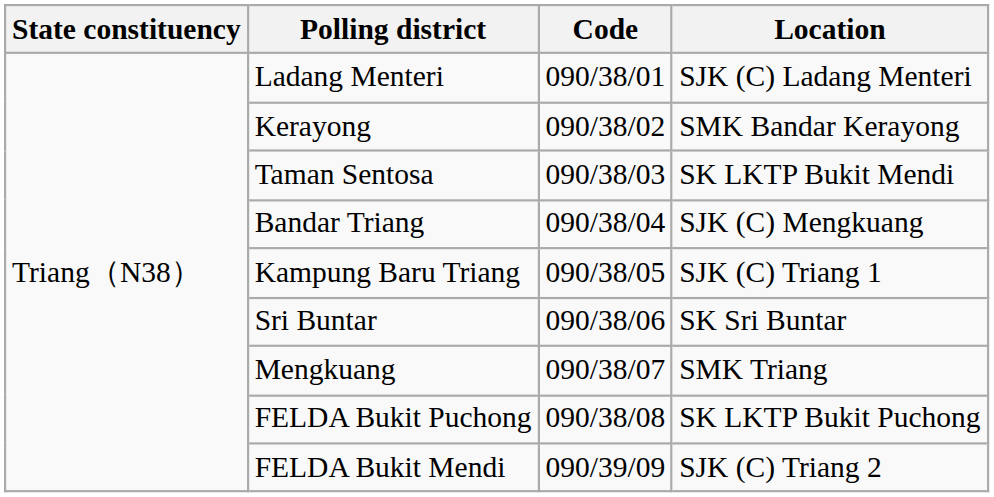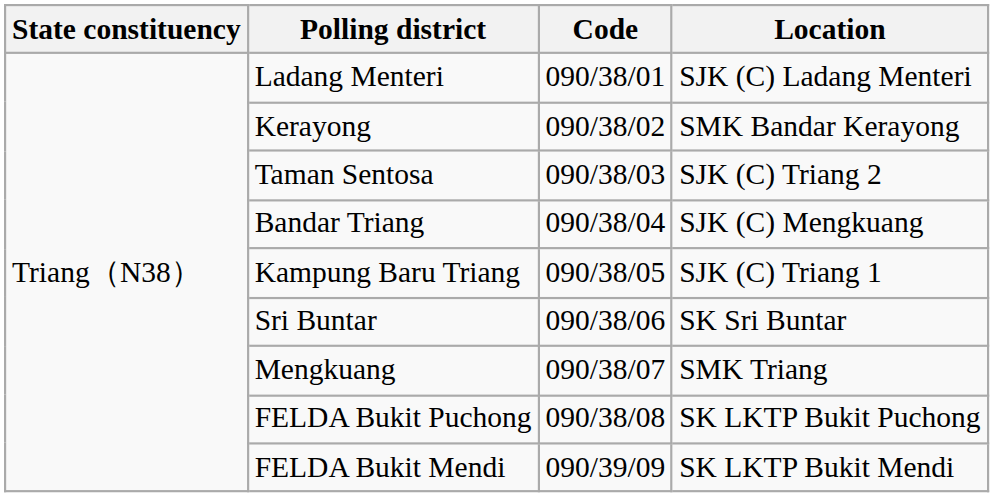(817, 174) SK LKTP Bukit Mendi -> (780, 174) SJK (C) Triang 2
(780, 466) SJK (C) Triang 2 -> (817, 466) SK LKTP Bukit Mendi
